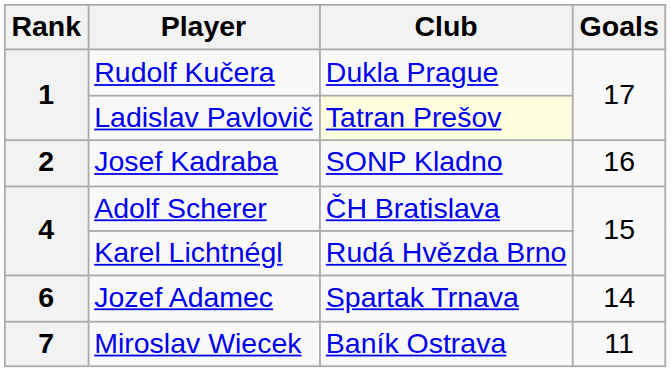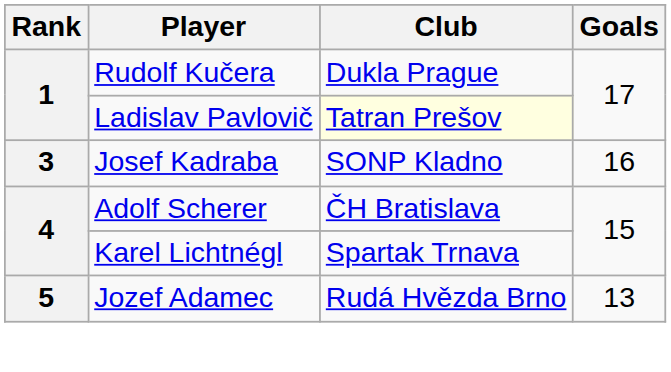(46, 162) 2 -> (46, 162) 3
(446, 252) Rudá Hvězda Brno -> (422, 252) Spartak Trnava
(46, 298) 6 -> (46, 298) 5
(422, 298) Spartak Trnava -> (446, 298) Rudá Hvězda Brno
(619, 298) 14 -> (619, 298) 13
- row: (198, 343)
